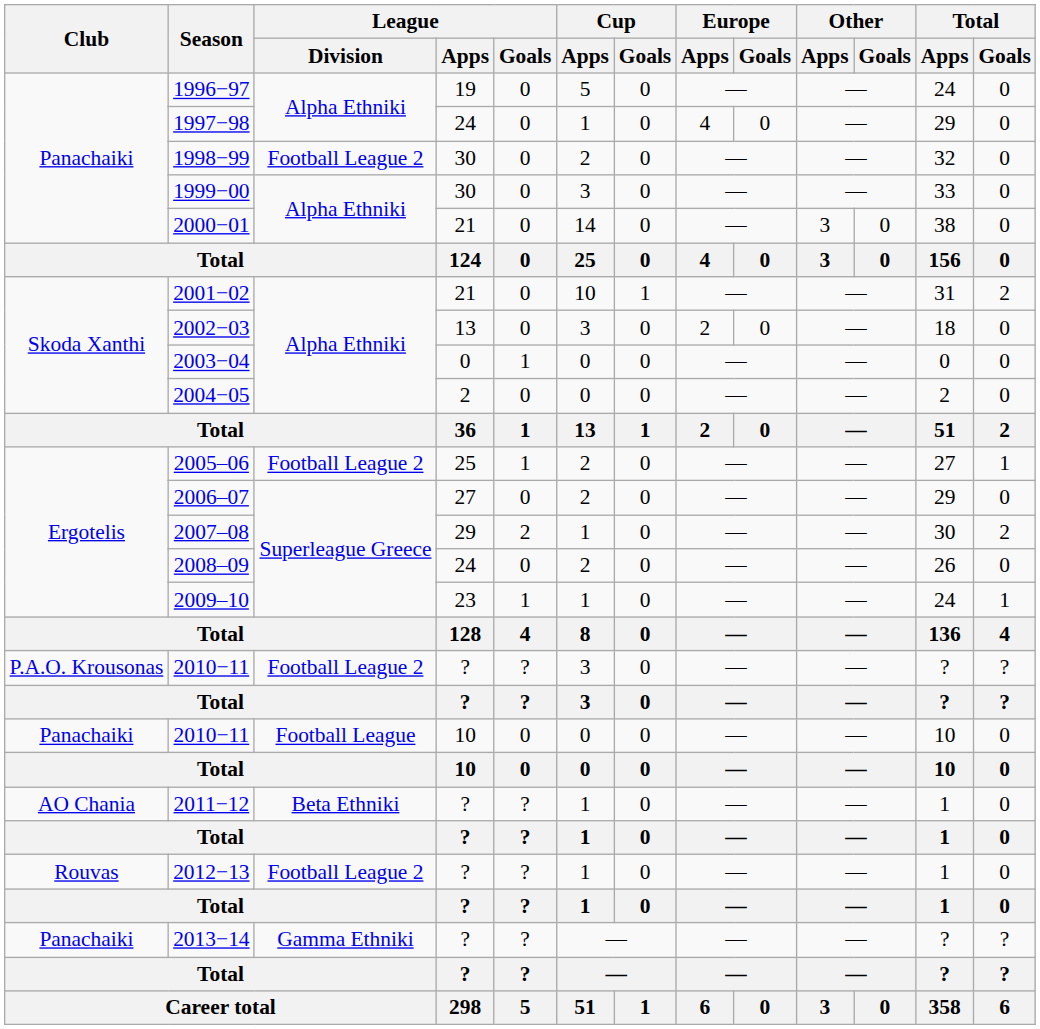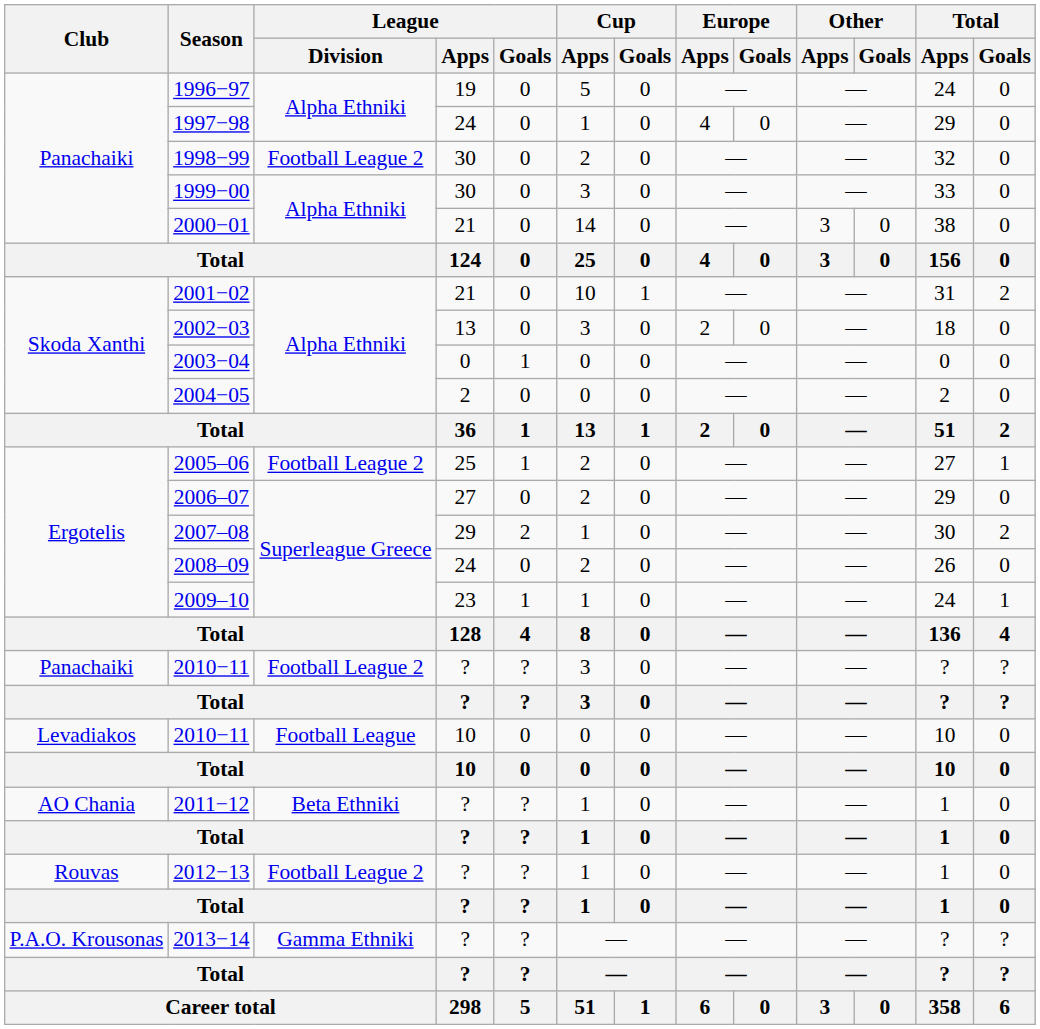(86, 667) P.A.O. Krousonas -> (86, 667) Panachaiki
(86, 735) Panachaiki -> (86, 735) Levadiakos
(86, 939) Panachaiki -> (86, 939) P.A.O. Krousonas
